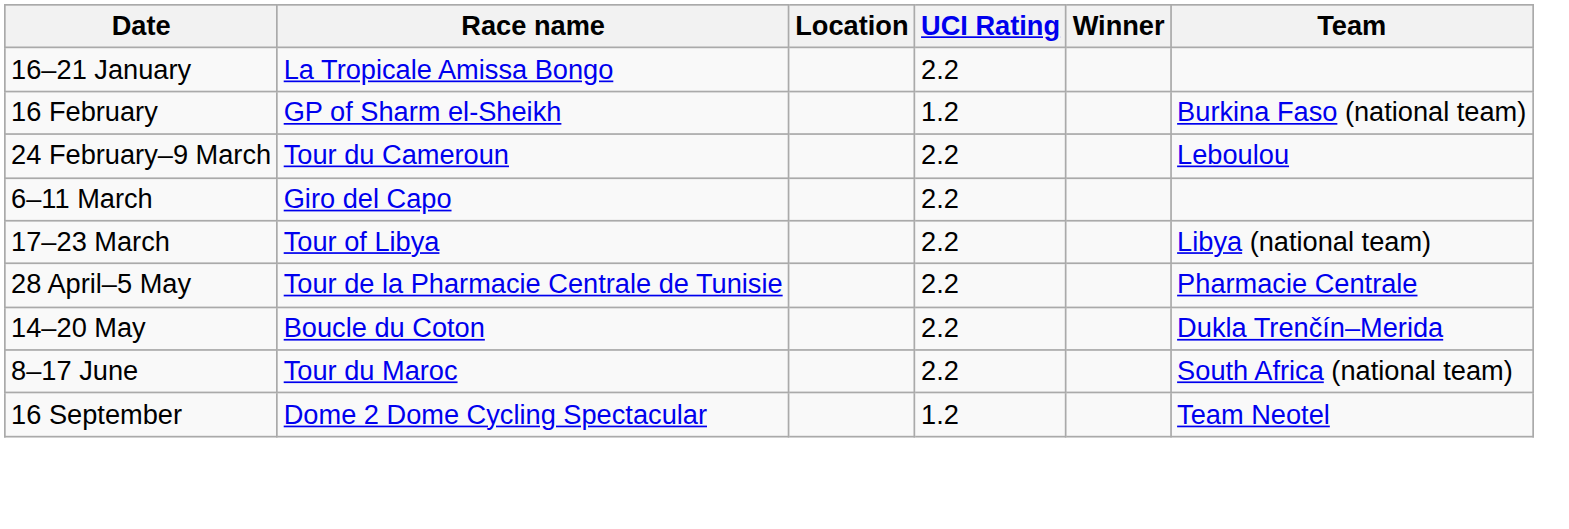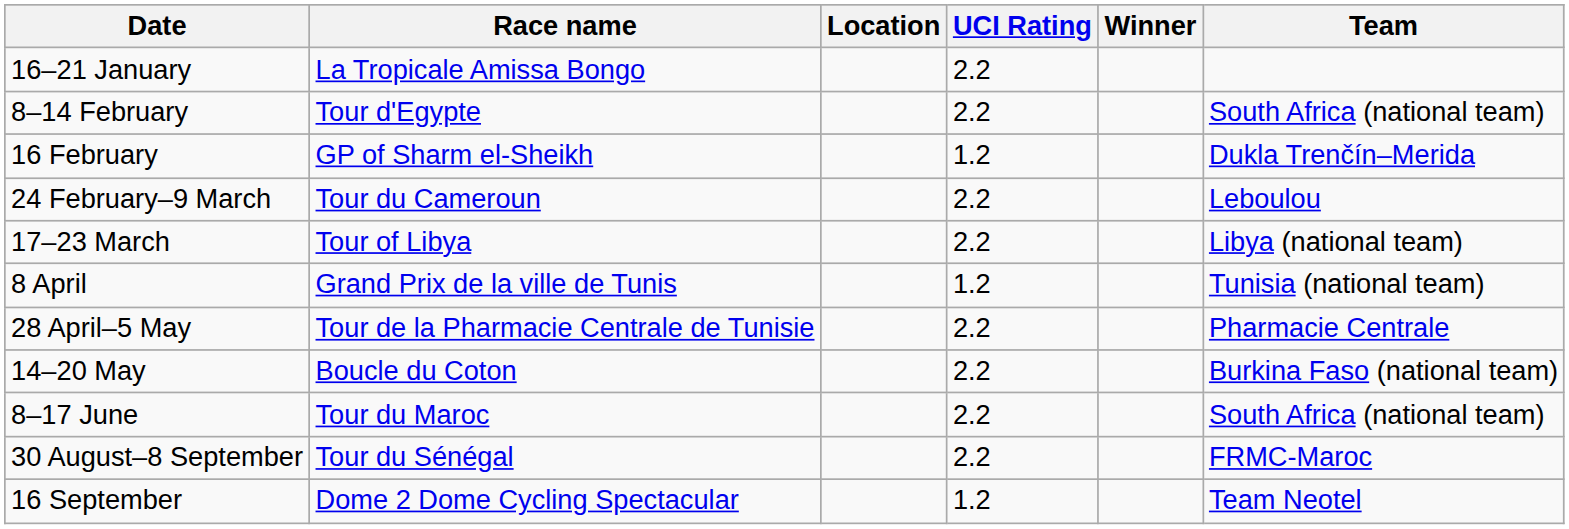+ row: (100, 112)
(1352, 112) Burkina Faso (national team) -> (1342, 155) Dukla Trenčín–Merida
- row: (82, 198)
+ row: (49, 284)
(1310, 328) Dukla Trenčín–Merida -> (1384, 371) Burkina Faso (national team)
+ row: (157, 457)
